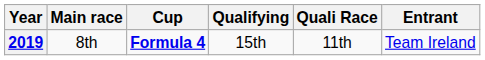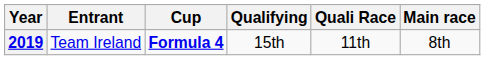columns swapped: (430, 17) <-> (87, 17)
